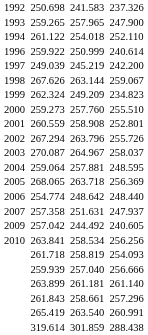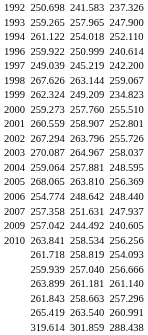(87, 124) 258.908 -> (87, 124) 258.907
(87, 182) 263.718 -> (87, 182) 263.810
(87, 298) 258.661 -> (87, 298) 258.663
